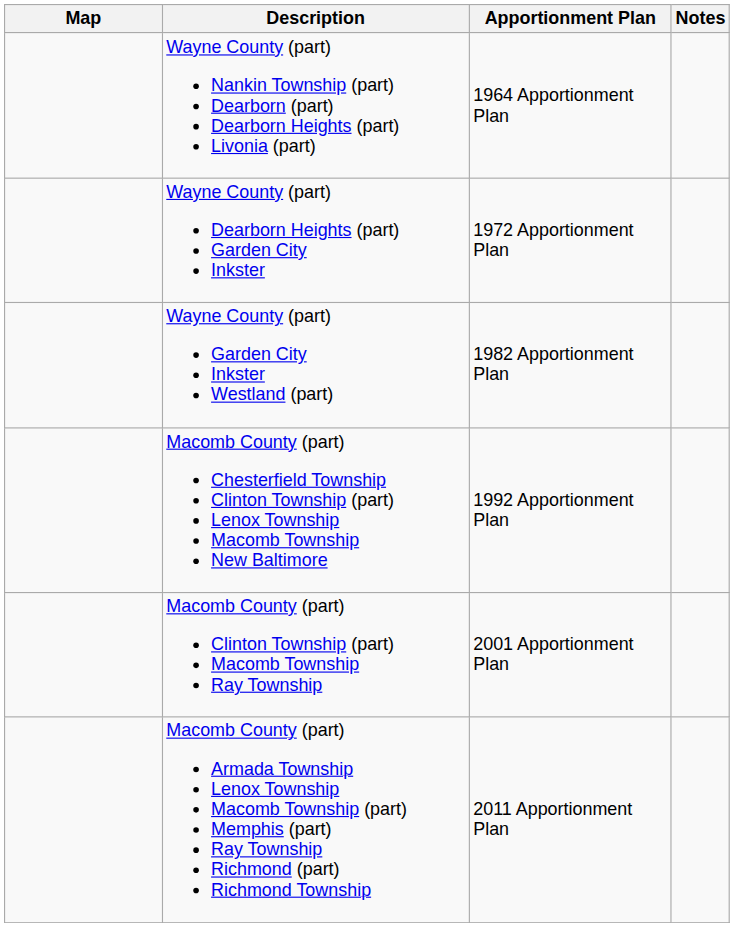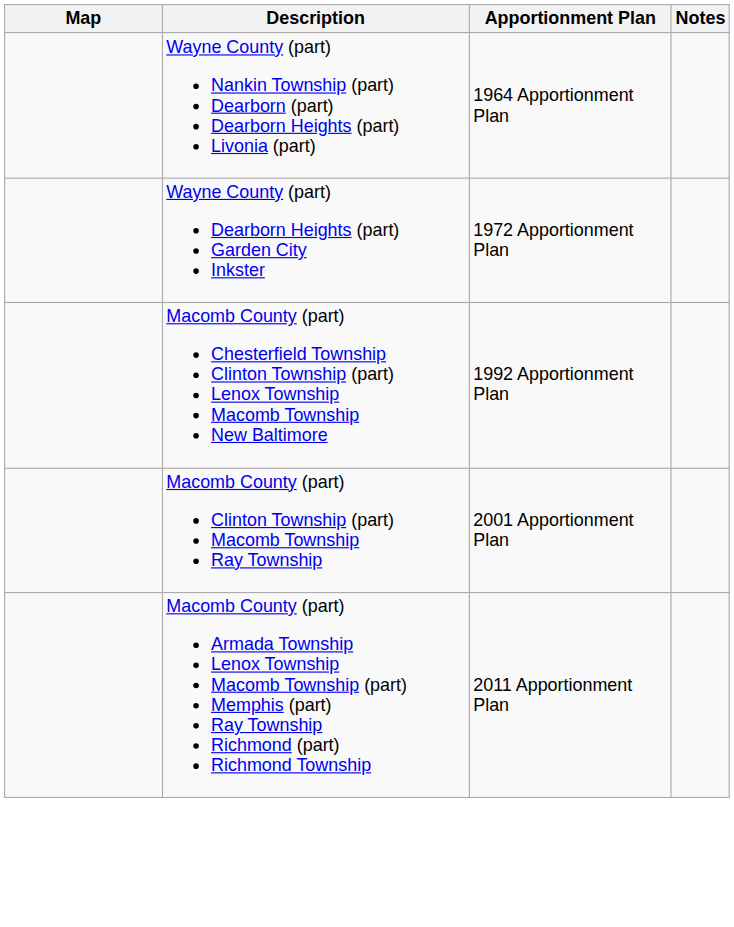- row: (316, 356)
